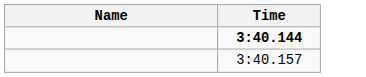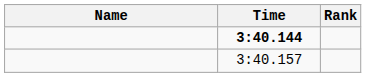+ column: (341, 16)
